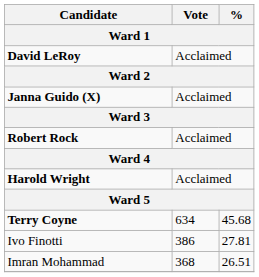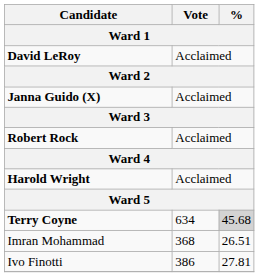(236, 220) no background -> (236, 220) lightgrey background
rows swapped: (35, 240) <-> (56, 261)
